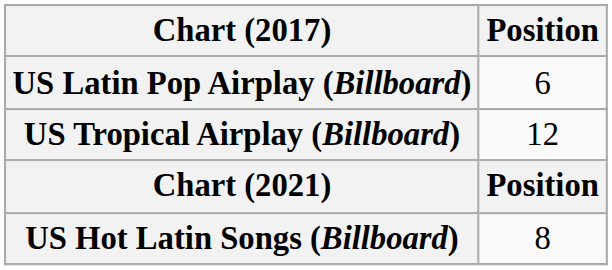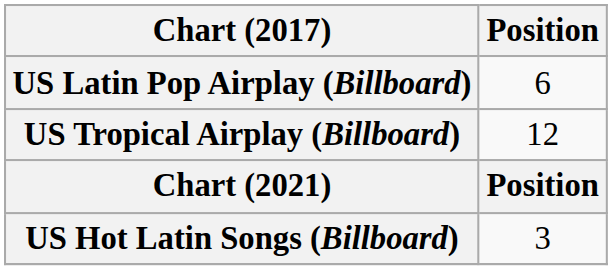(543, 237) 8 -> (543, 237) 3
